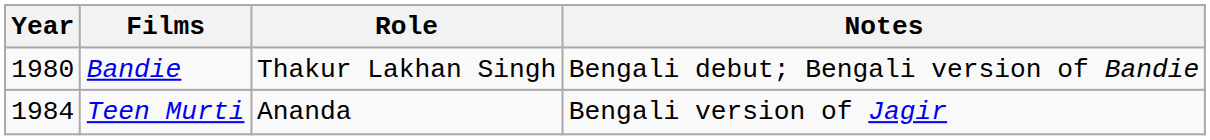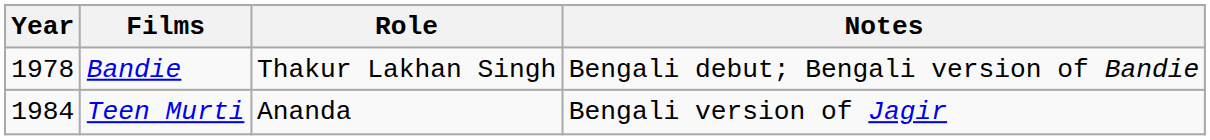(43, 69) 1980 -> (43, 69) 1978
